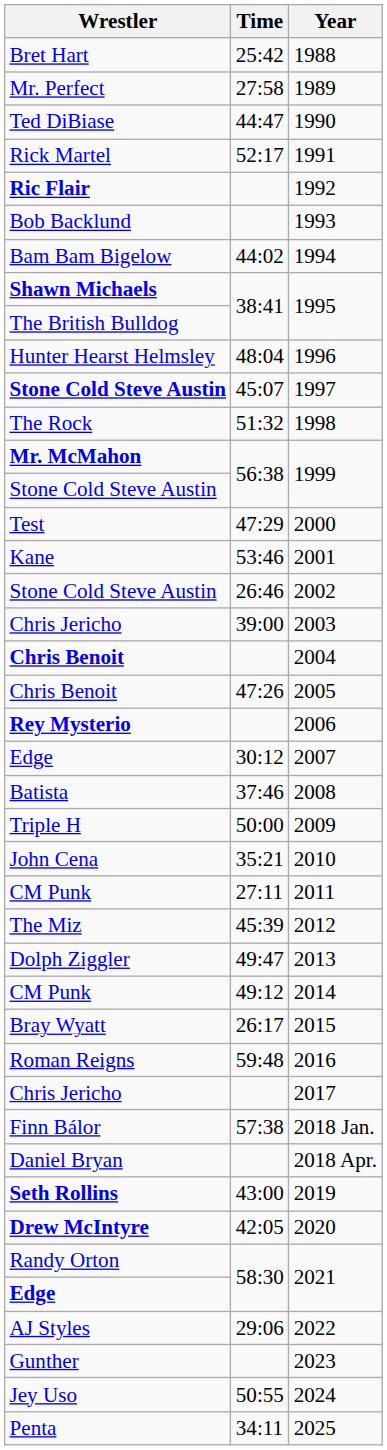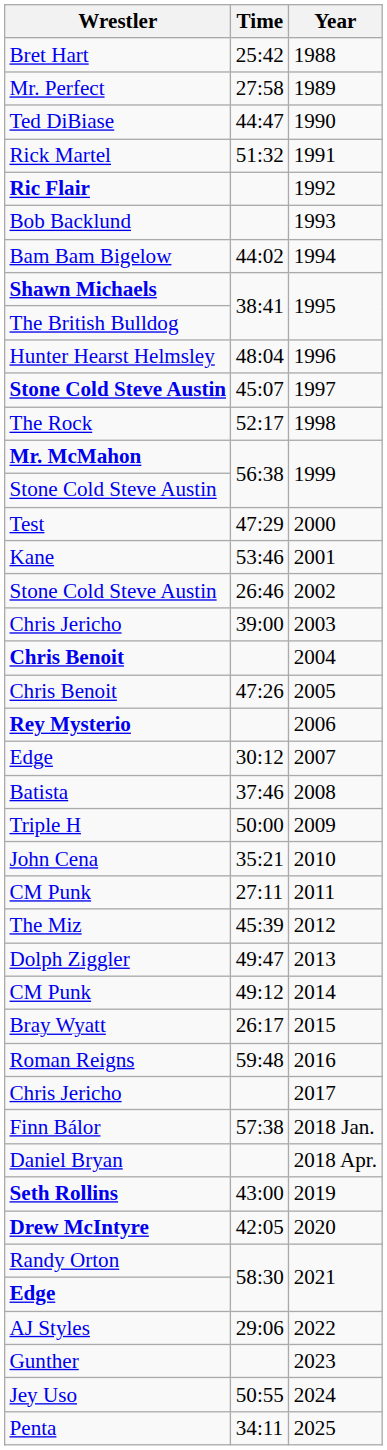(260, 155) 52:17 -> (260, 155) 51:32
(260, 423) 51:32 -> (260, 423) 52:17
